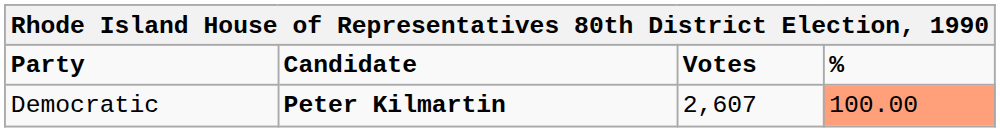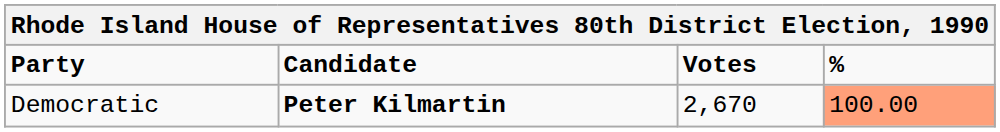(720, 106) 2,607 -> (720, 106) 2,670
